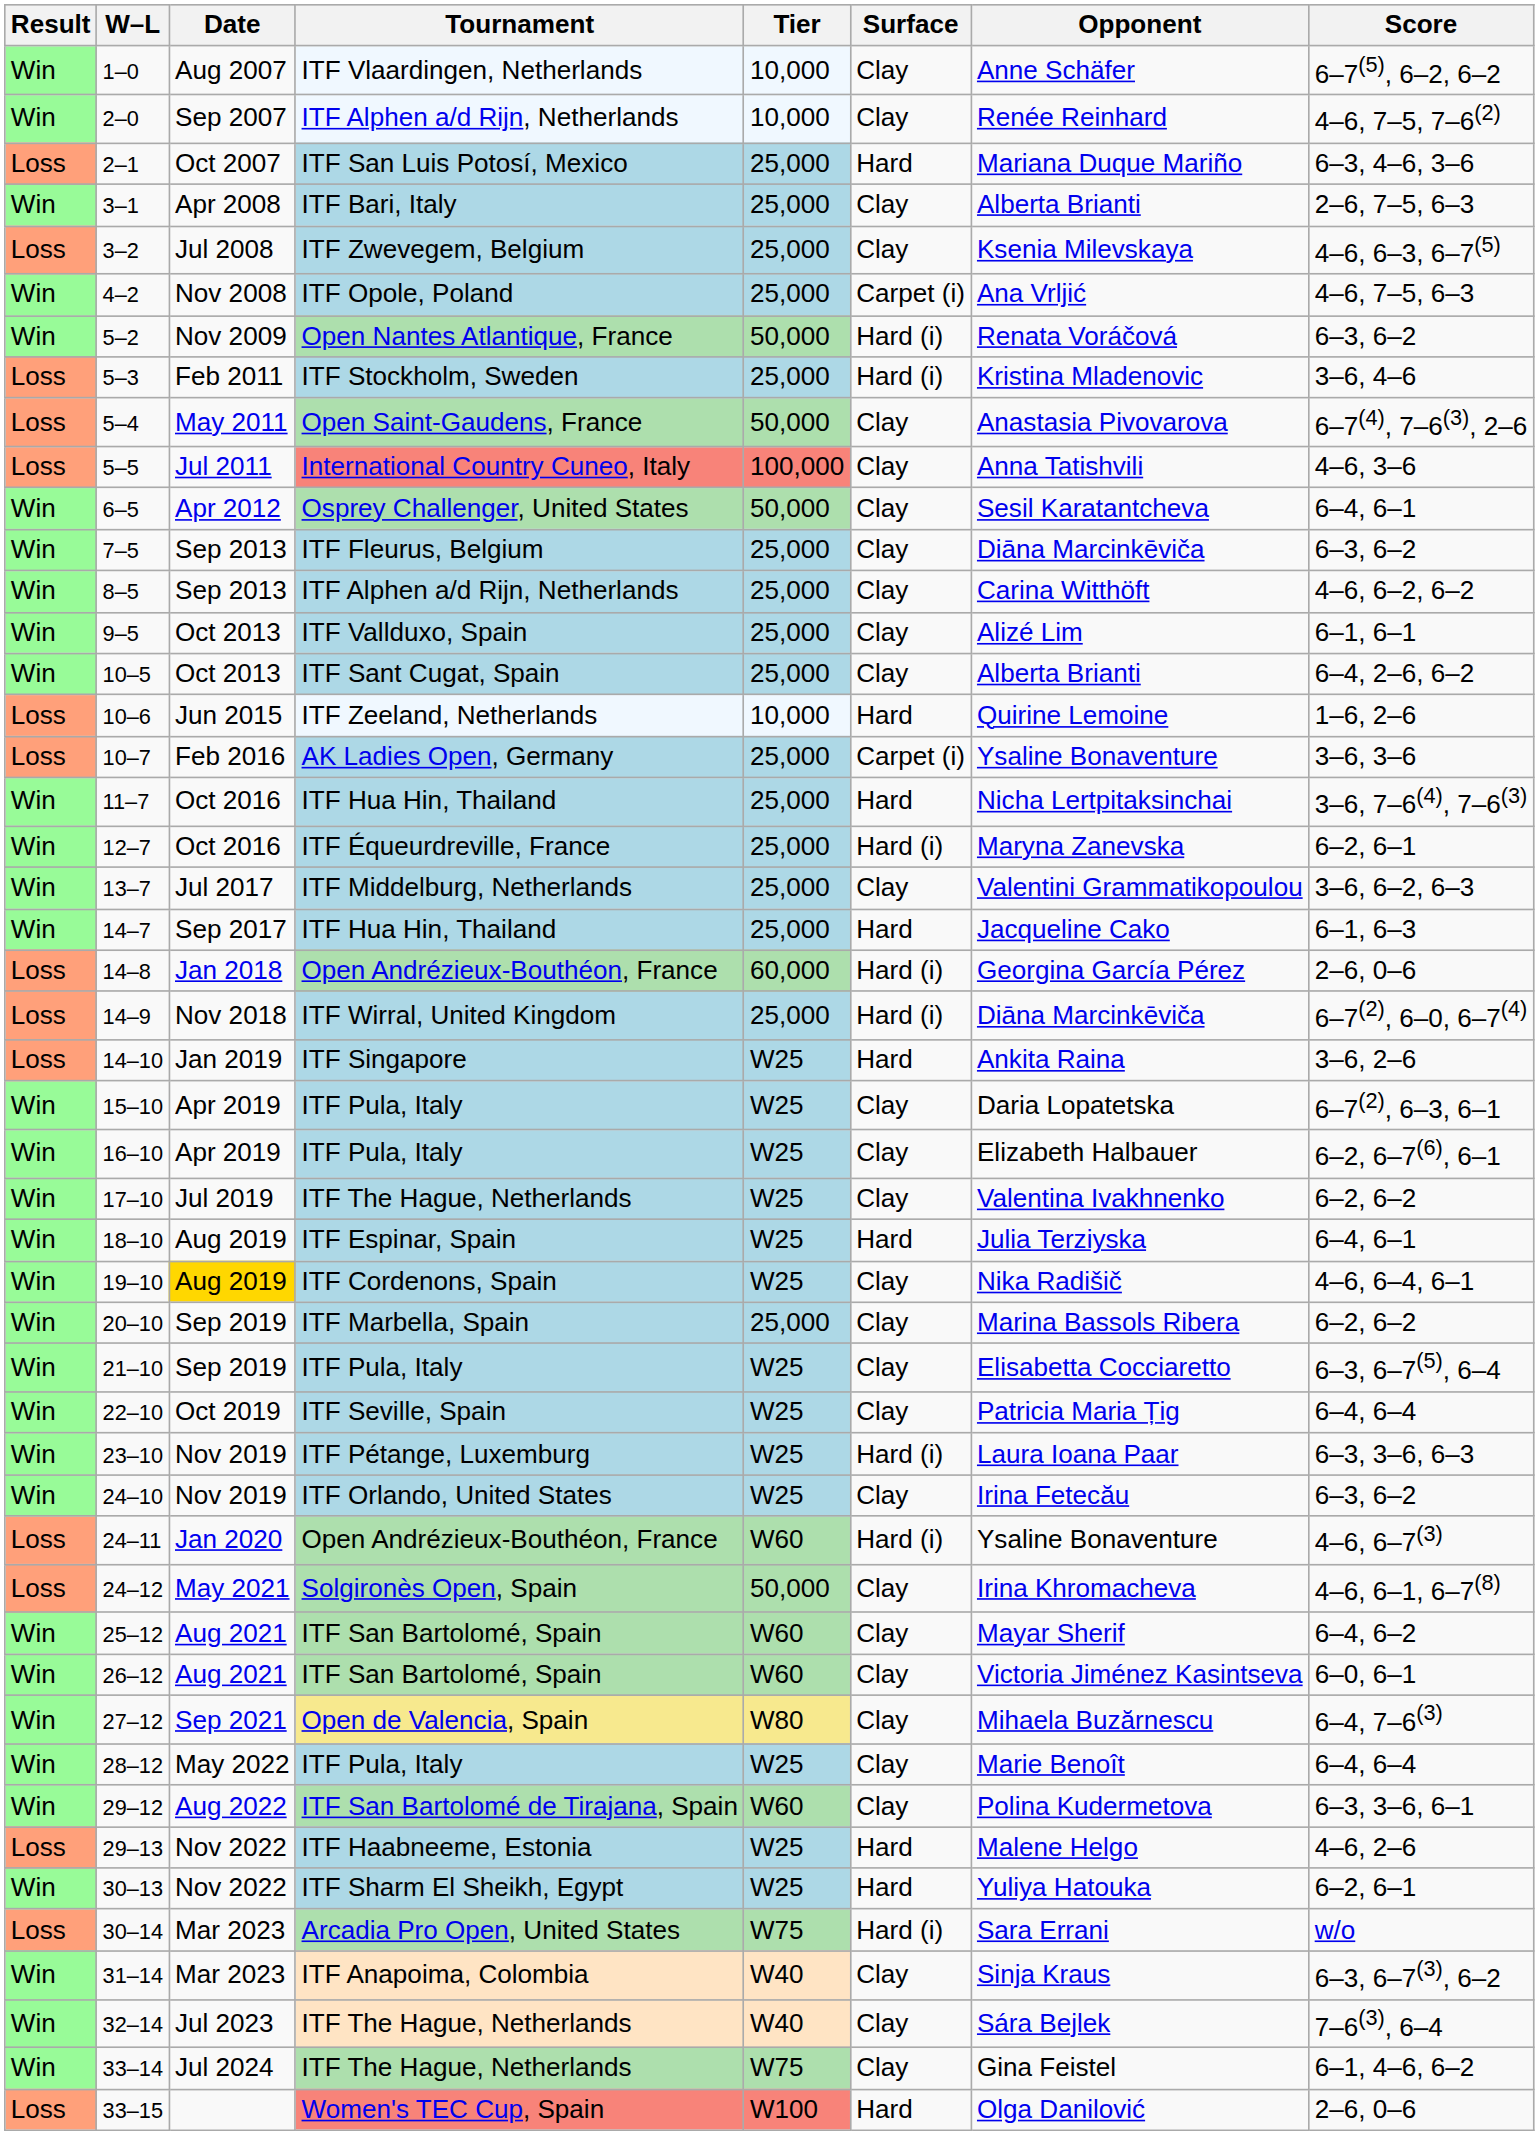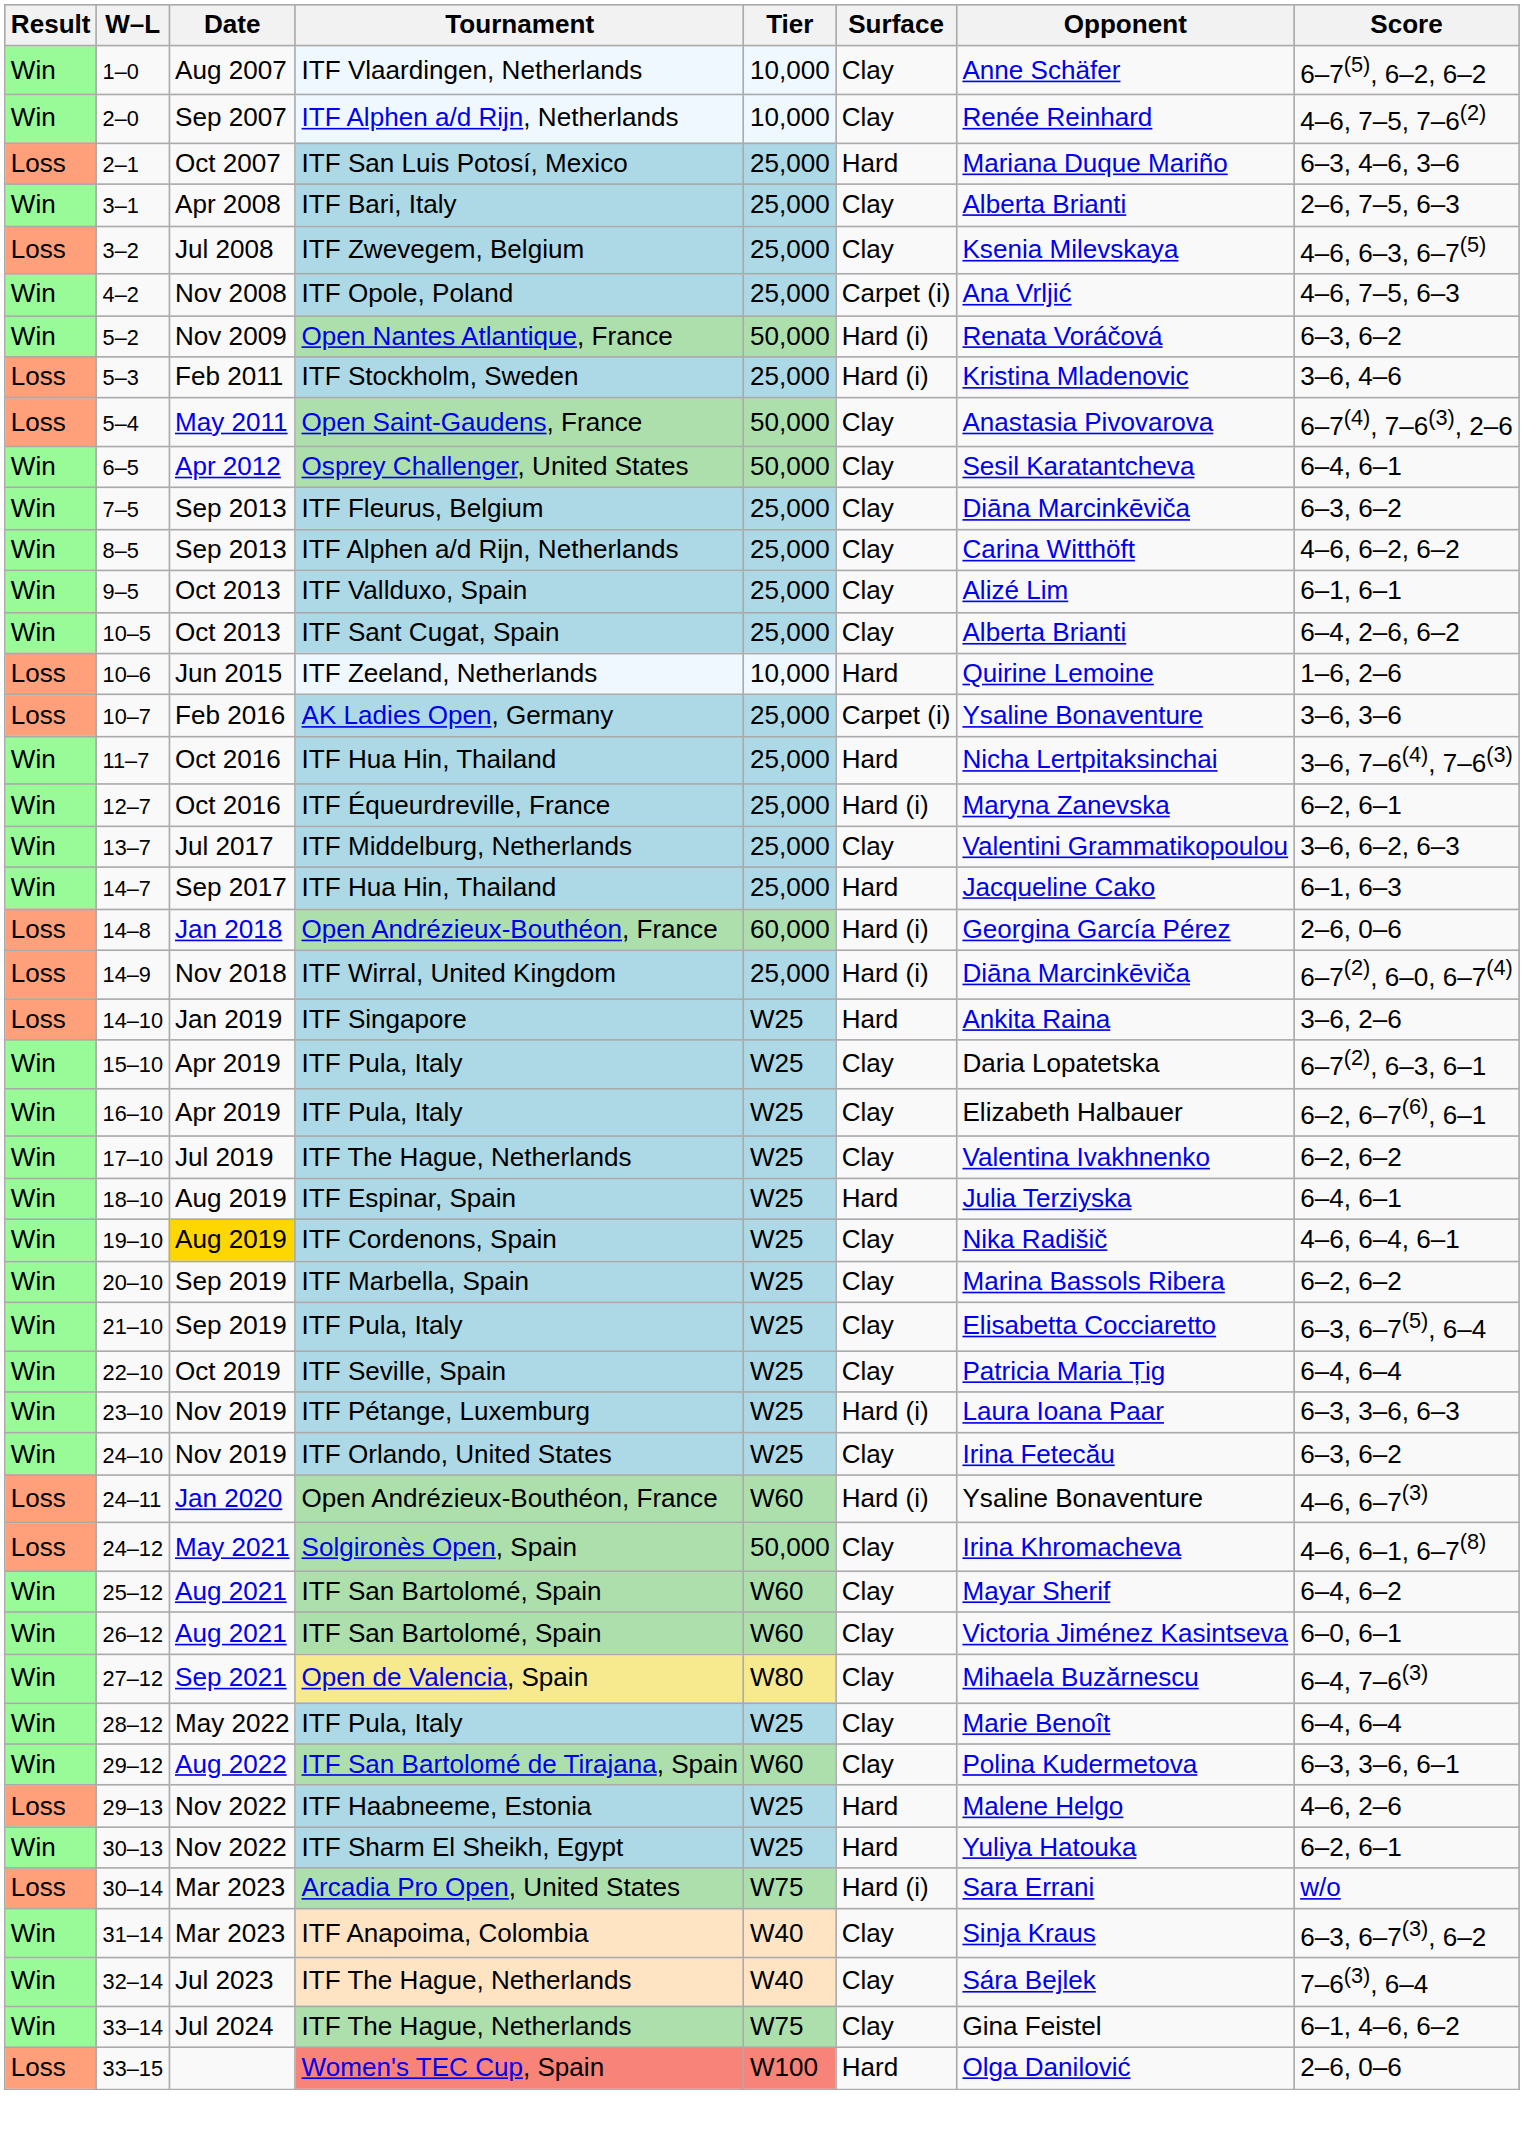- row: (121, 468)
(790, 1322) 25,000 -> (777, 1281) W25
